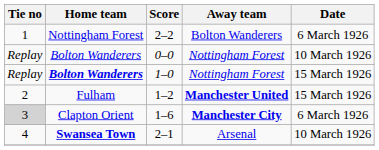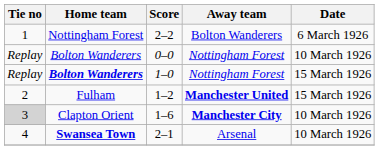(333, 114) 6 March 1926 -> (333, 114) 10 March 1926
